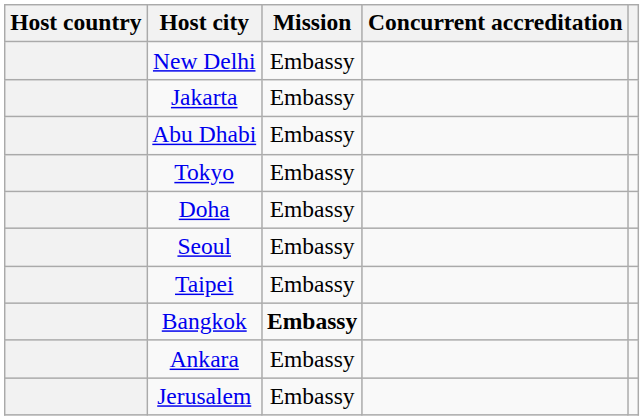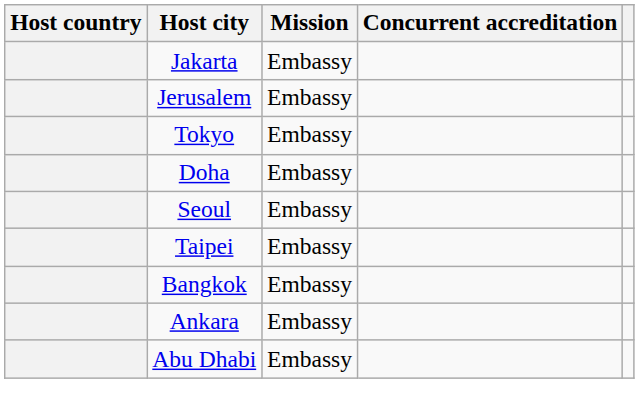- row: (204, 60)
rows swapped: (204, 396) <-> (204, 135)
(312, 321) bold -> (309, 284) normal
